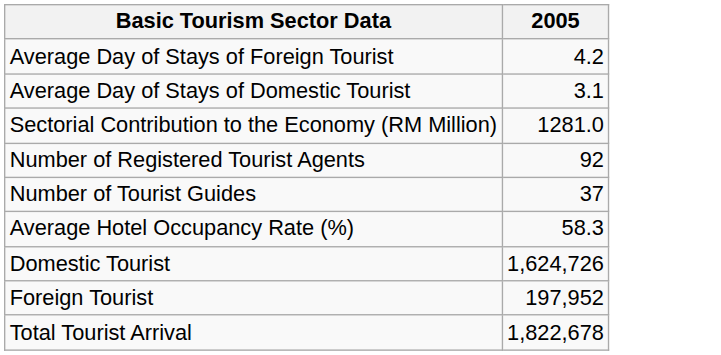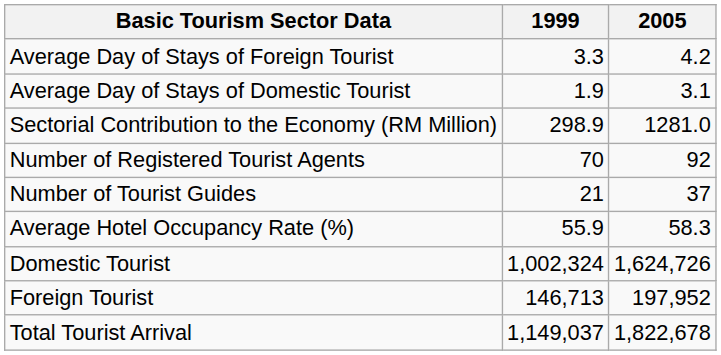+ column: (556, 21)
